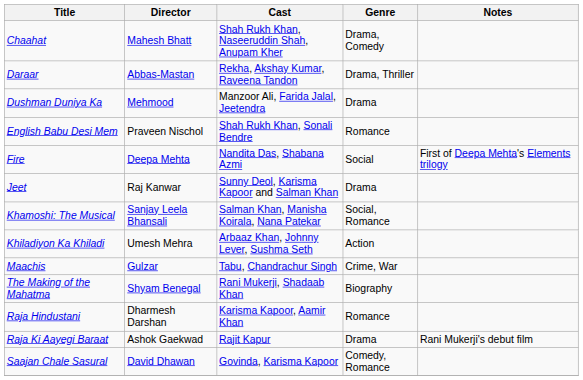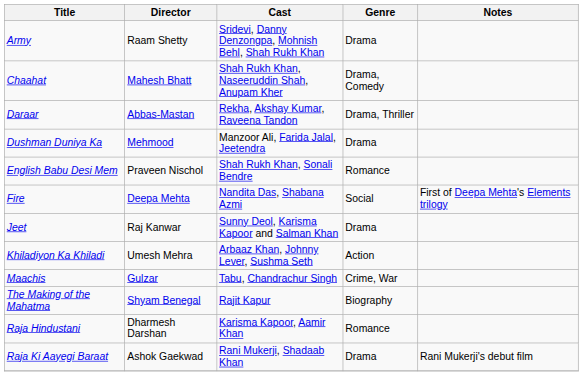+ row: (19, 40)
- row: (61, 215)
(272, 288) Rani Mukerji, Shadaab Khan -> (245, 300) Rajit Kapur
(245, 339) Rajit Kapur -> (272, 356) Rani Mukerji, Shadaab Khan
- row: (57, 361)
